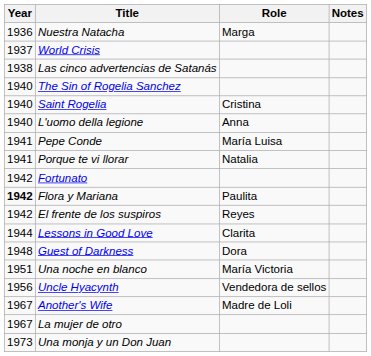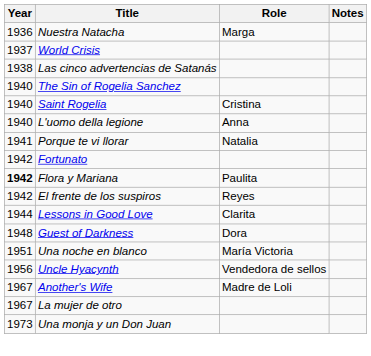- row: (70, 141)
